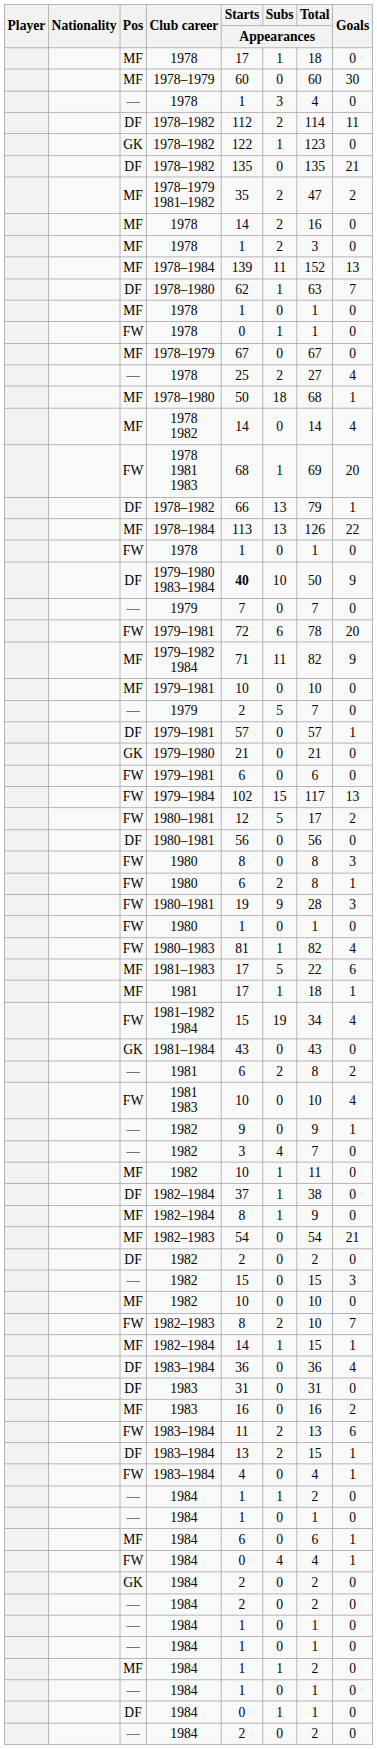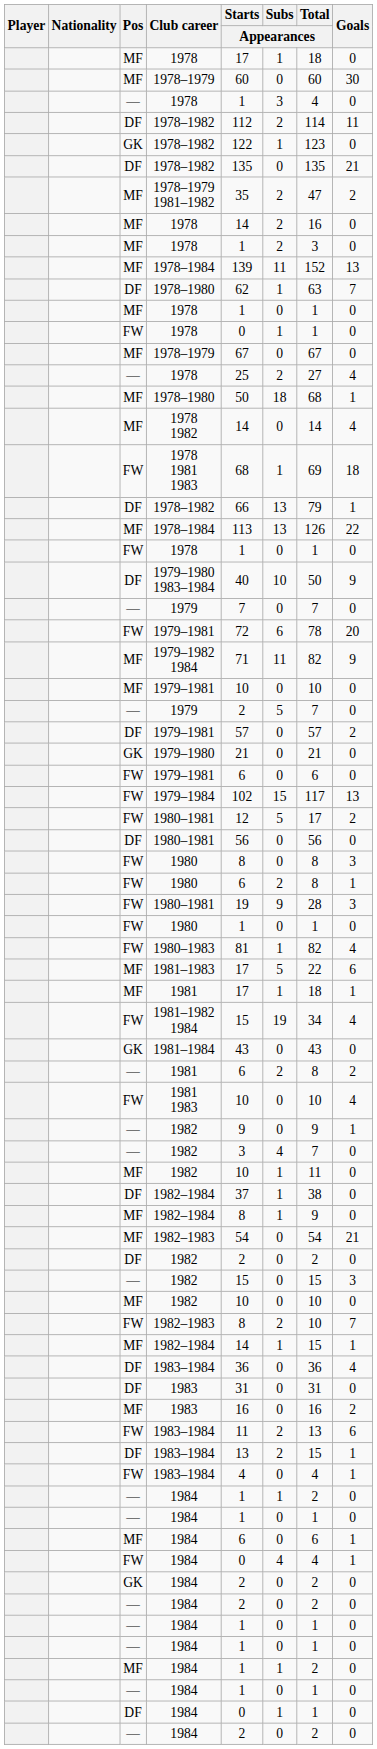(353, 470) 20 -> (353, 470) 18
(242, 580) bold -> (242, 580) normal
(353, 732) 1 -> (353, 732) 2
